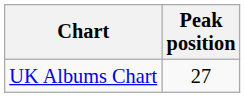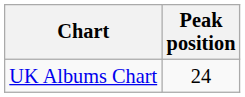(201, 75) 27 -> (201, 75) 24
